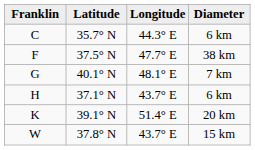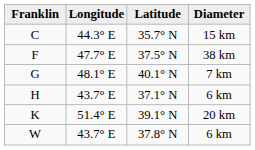columns swapped: (96, 14) <-> (158, 14)
(219, 34) 6 km -> (219, 34) 15 km
(219, 134) 15 km -> (219, 134) 6 km
